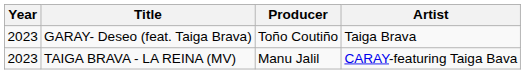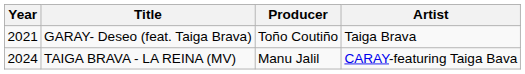(23, 36) 2023 -> (23, 36) 2021
(23, 58) 2023 -> (23, 58) 2024
